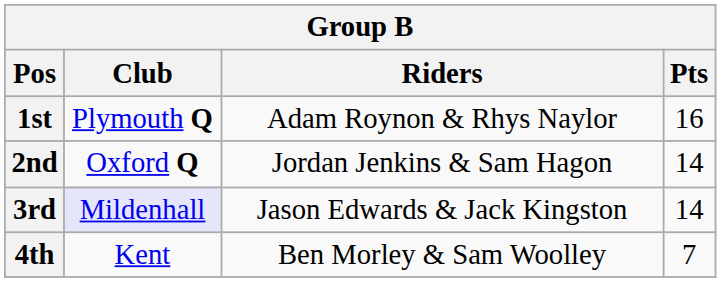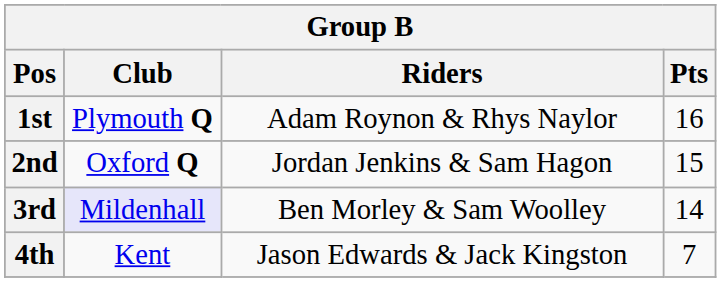(689, 163) 14 -> (689, 163) 15
(442, 208) Jason Edwards & Jack Kingston -> (442, 208) Ben Morley & Sam Woolley
(442, 254) Ben Morley & Sam Woolley -> (442, 254) Jason Edwards & Jack Kingston
